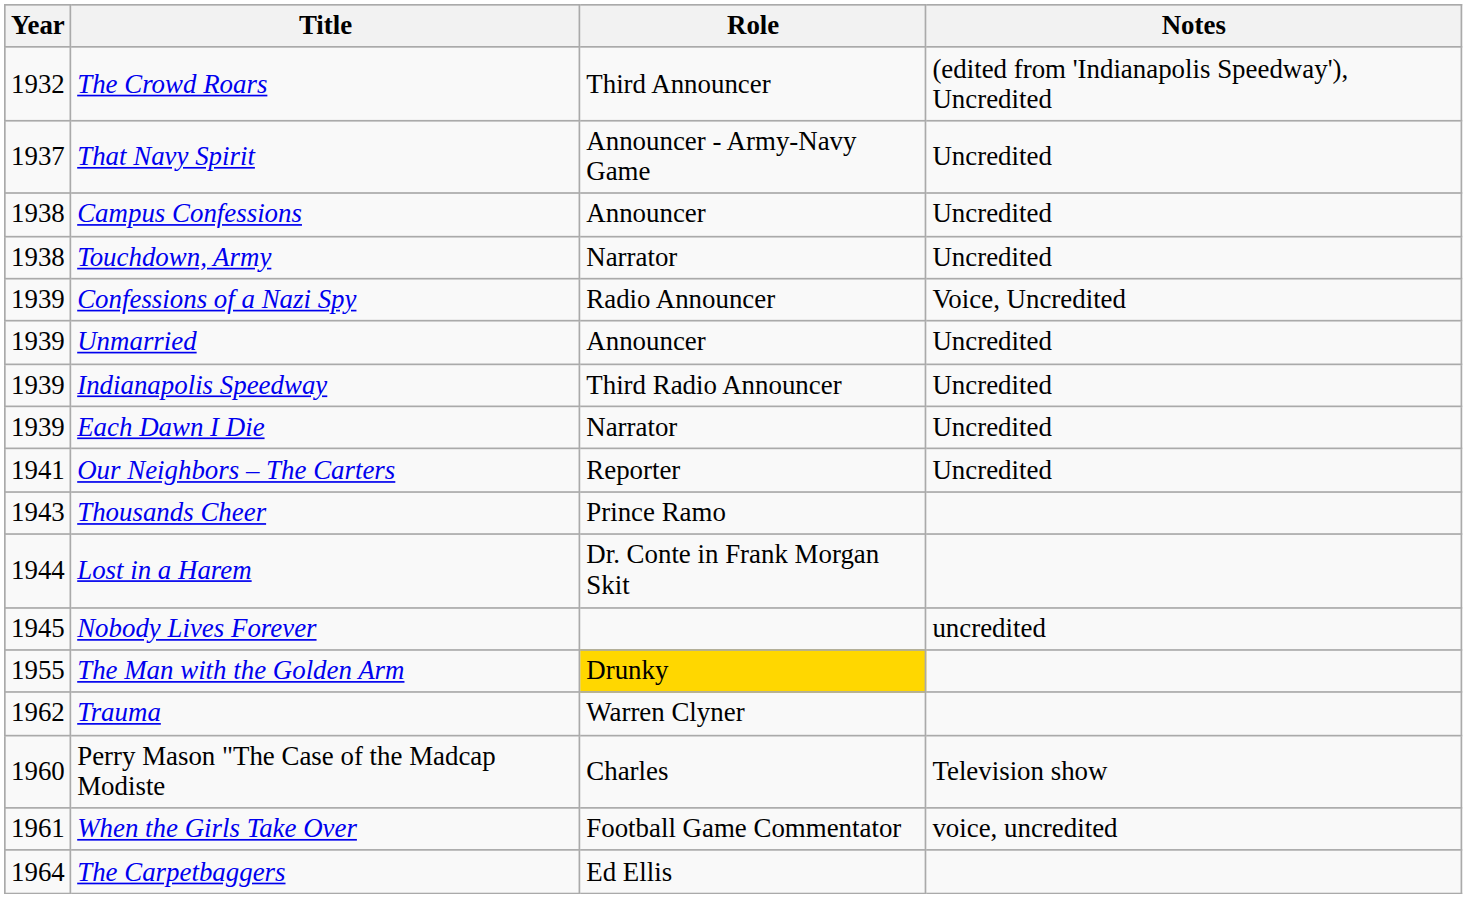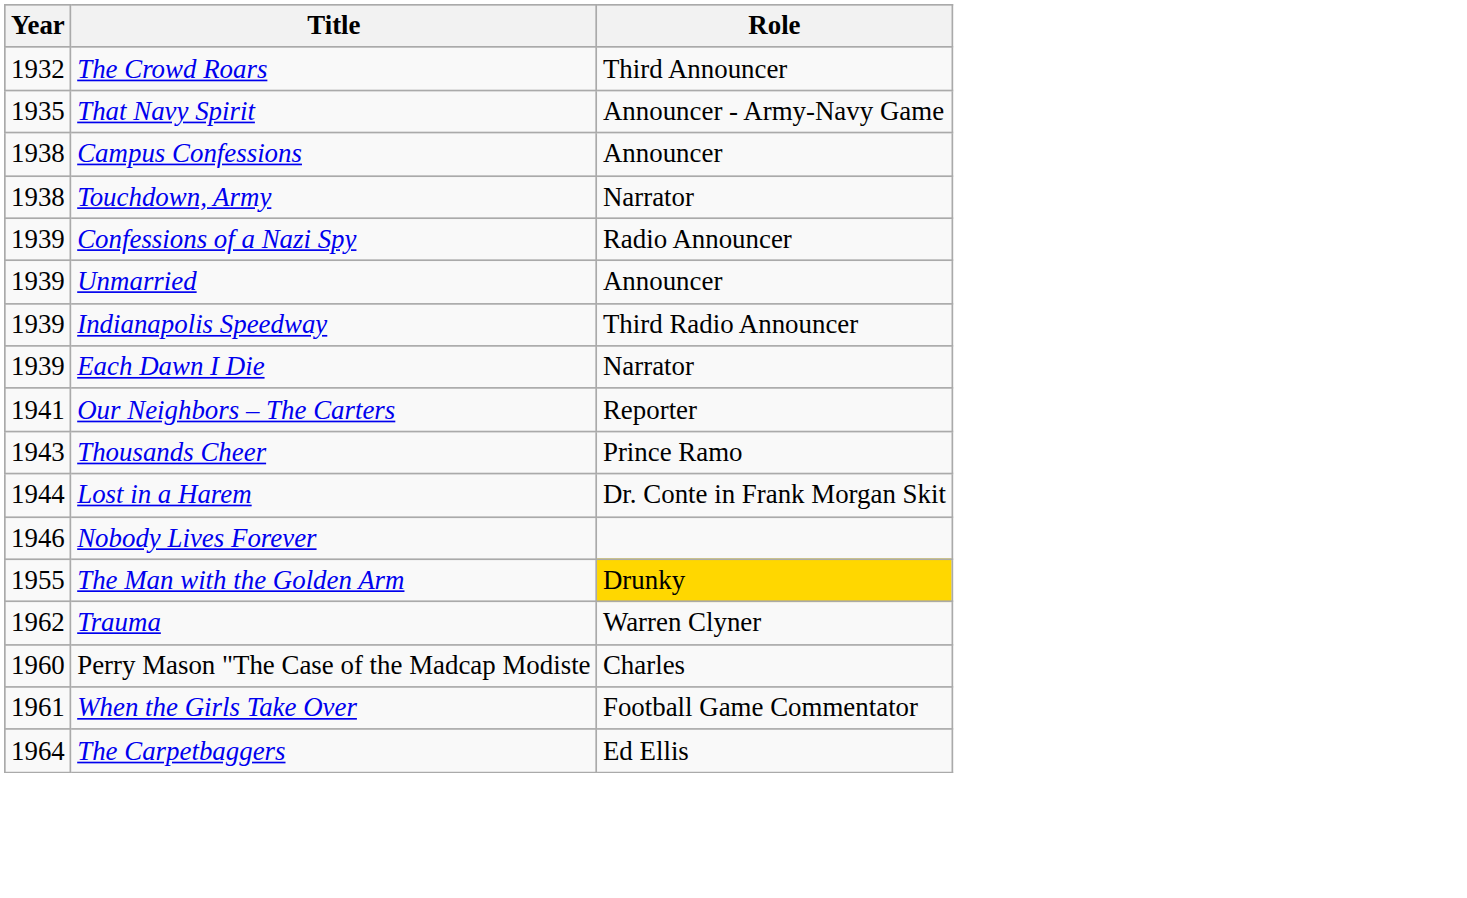- column: (1194, 25)
(38, 156) 1937 -> (38, 111) 1935
(38, 628) 1945 -> (38, 537) 1946
